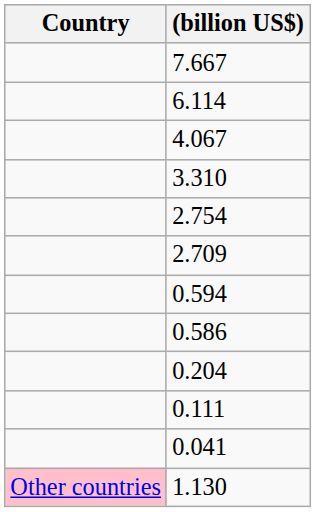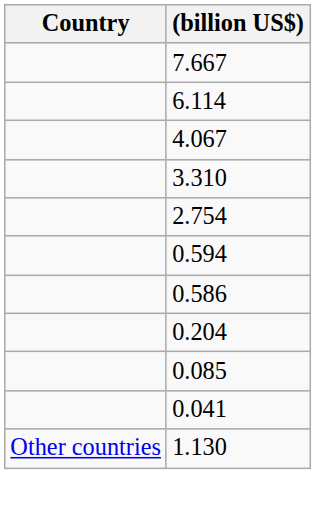- row: (200, 255)
- row: (199, 409)
+ row: (200, 370)
(86, 486) pink background -> (86, 448) no background
